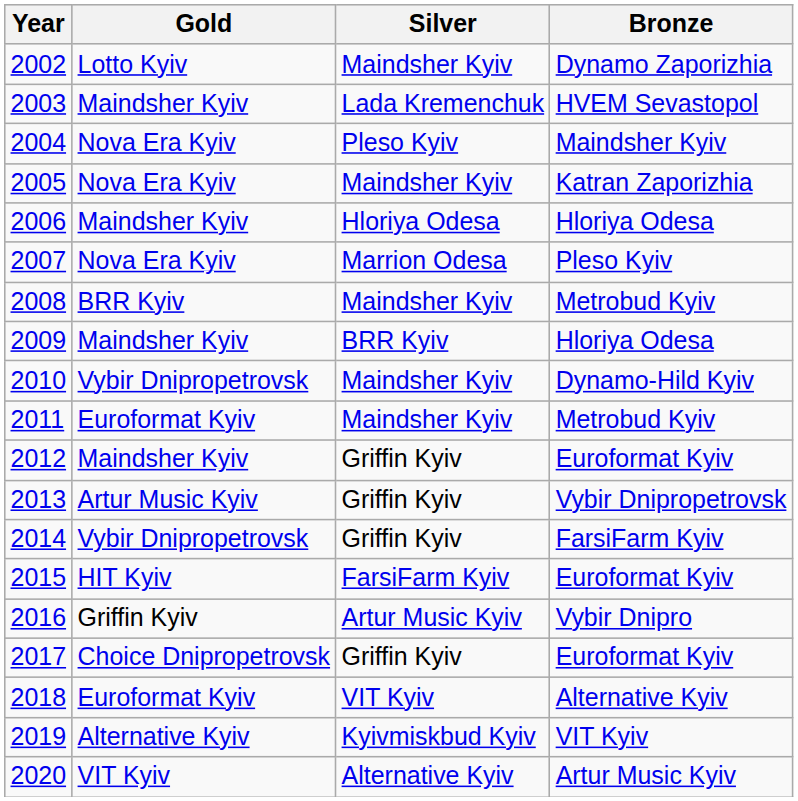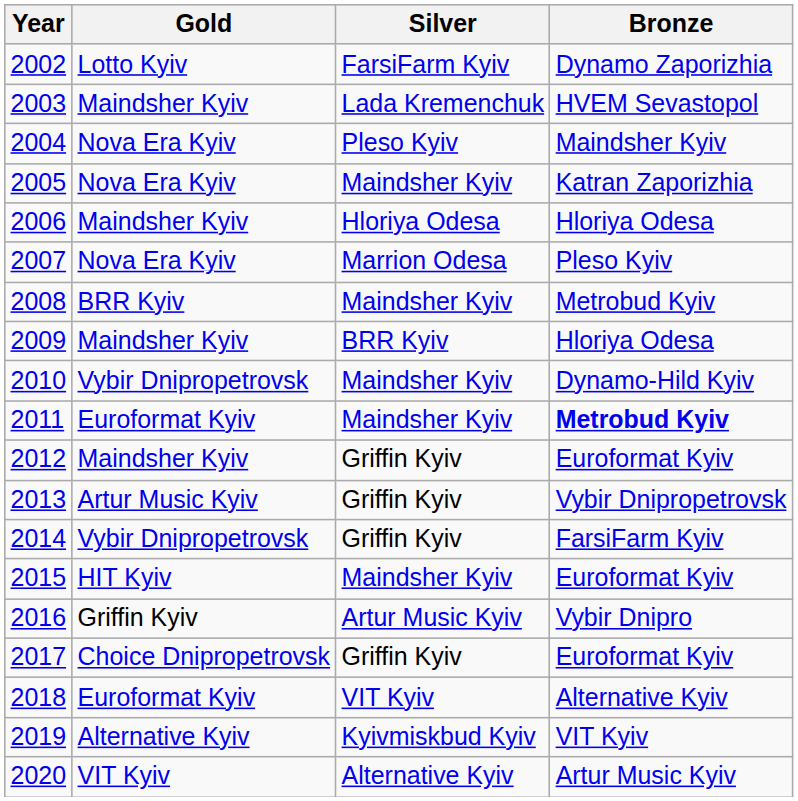(427, 63) Maindsher Kyiv -> (425, 63) FarsiFarm Kyiv
(635, 420) normal -> (642, 420) bold
(425, 578) FarsiFarm Kyiv -> (427, 578) Maindsher Kyiv
